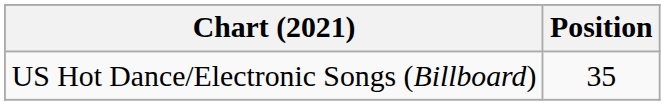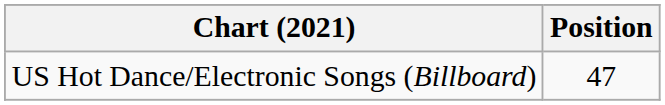(601, 75) 35 -> (601, 75) 47
